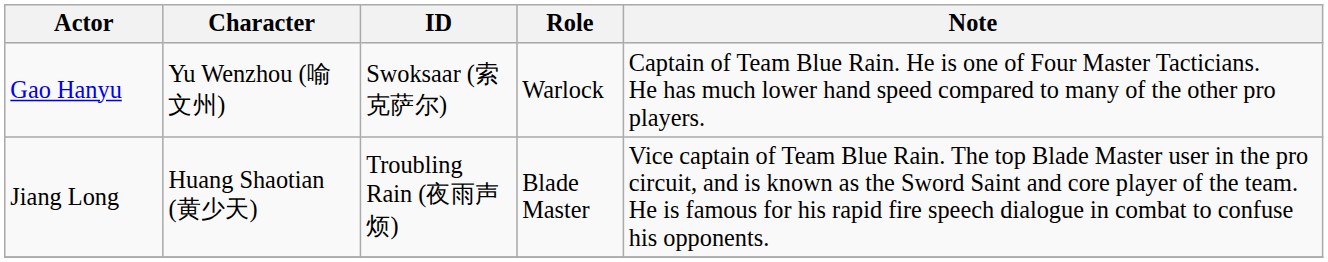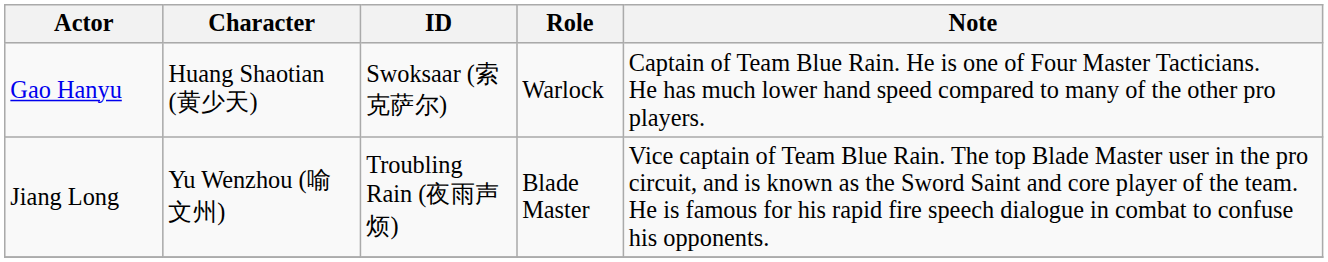(250, 88) Yu Wenzhou (喻文州) -> (247, 88) Huang Shaotian (黄少天)
(247, 195) Huang Shaotian (黄少天) -> (250, 195) Yu Wenzhou (喻文州)
